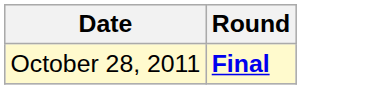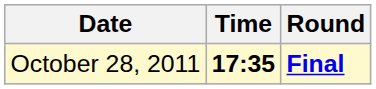+ column: (243, 24)
